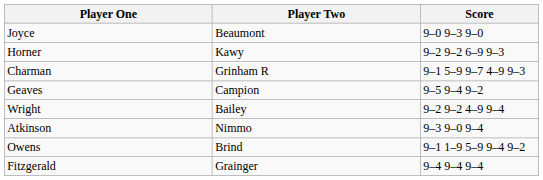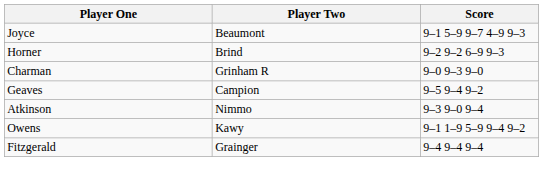(453, 33) 9–0 9–3 9–0 -> (474, 33) 9–1 5–9 9–7 4–9 9–3
(230, 52) Kawy -> (229, 52) Brind
(474, 71) 9–1 5–9 9–7 4–9 9–3 -> (453, 71) 9–0 9–3 9–0
- row: (24, 109)
(229, 147) Brind -> (230, 128) Kawy
